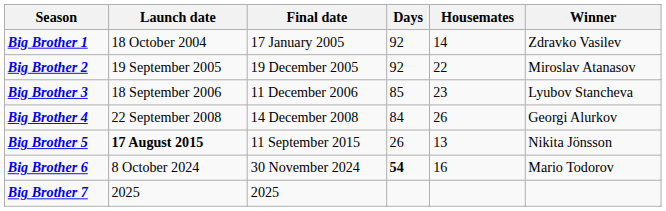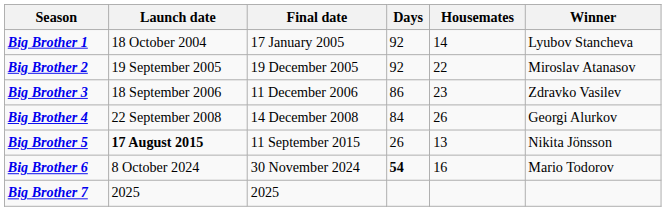(575, 42) Zdravko Vasilev -> (581, 42) Lyubov Stancheva
(397, 92) 85 -> (397, 92) 86
(581, 92) Lyubov Stancheva -> (575, 92) Zdravko Vasilev
